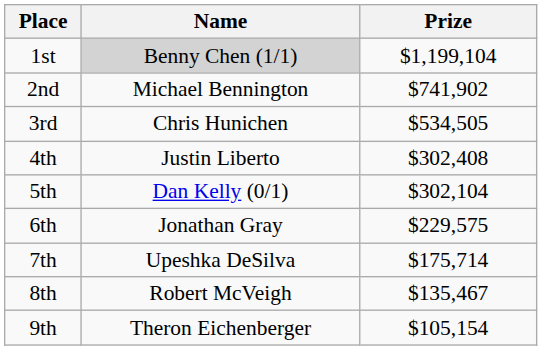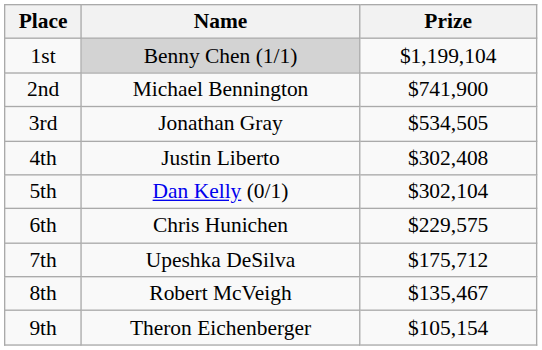(448, 89) $741,902 -> (448, 89) $741,900
(220, 123) Chris Hunichen -> (220, 123) Jonathan Gray
(220, 225) Jonathan Gray -> (220, 225) Chris Hunichen
(448, 259) $175,714 -> (448, 259) $175,712
